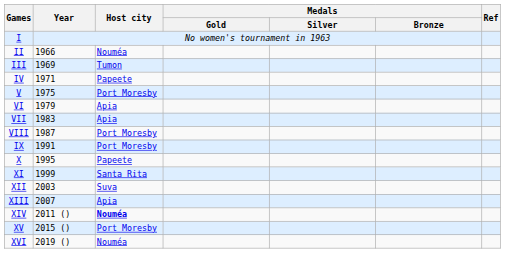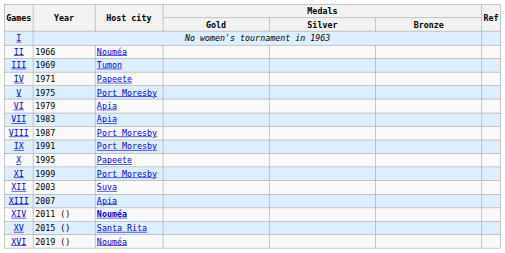(122, 174) Santa Rita -> (127, 174) Port Moresby
(127, 228) Port Moresby -> (122, 228) Santa Rita
